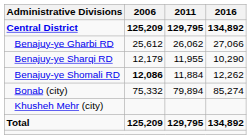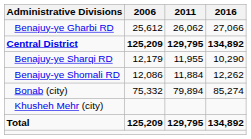rows swapped: (42, 28) <-> (64, 43)
(148, 75) bold -> (148, 75) normal
